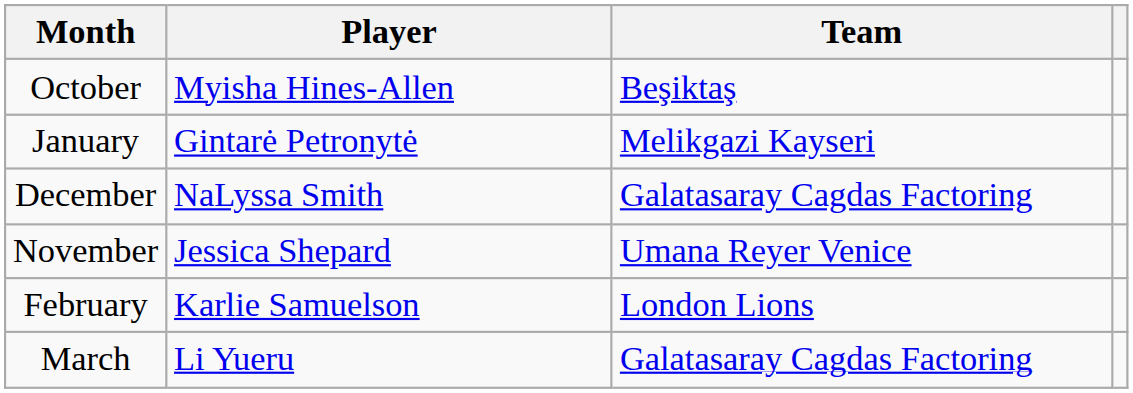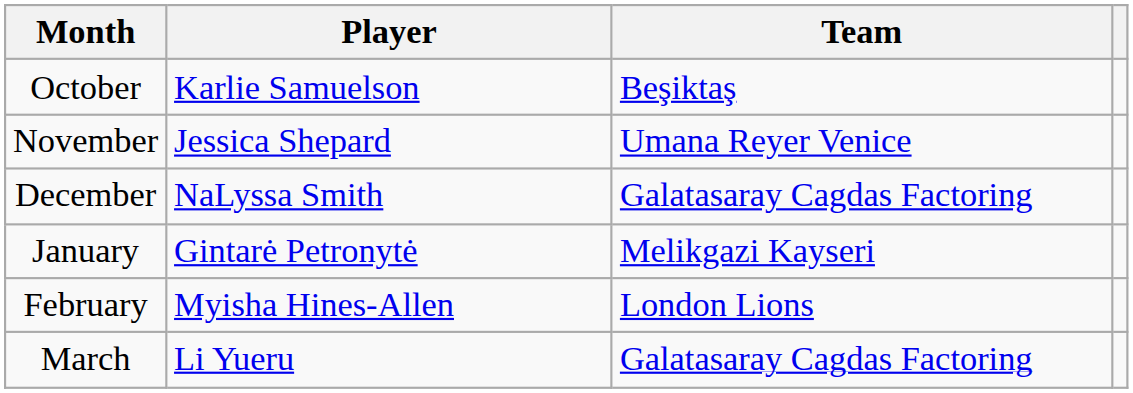(314, 86) Myisha Hines-Allen -> (297, 86) Karlie Samuelson
rows swapped: (86, 250) <-> (86, 140)
(297, 304) Karlie Samuelson -> (314, 304) Myisha Hines-Allen
